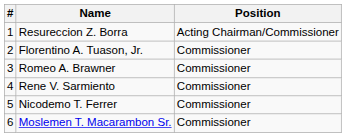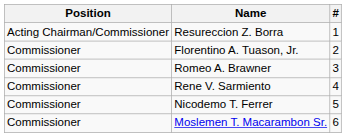columns swapped: (10, 13) <-> (258, 13)
